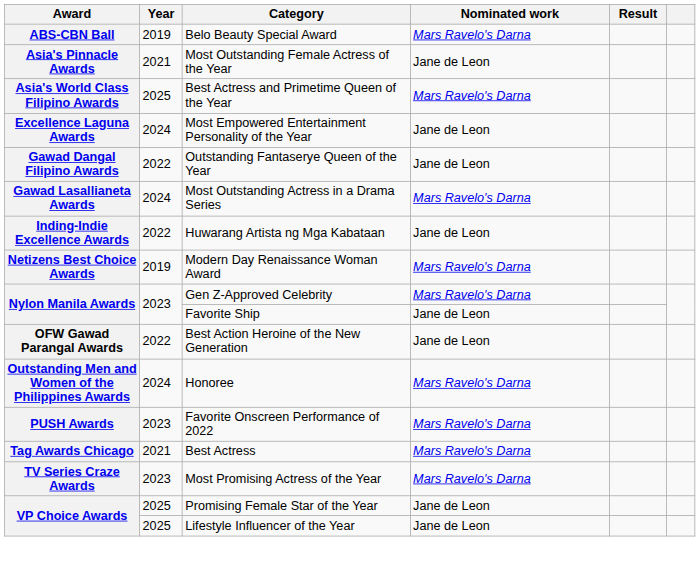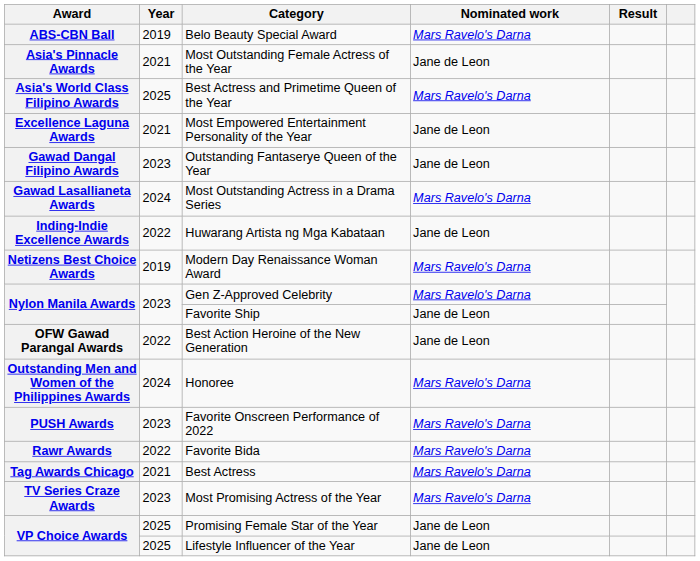(157, 130) 2024 -> (157, 130) 2021
(157, 164) 2022 -> (157, 164) 2023
+ row: (223, 451)
